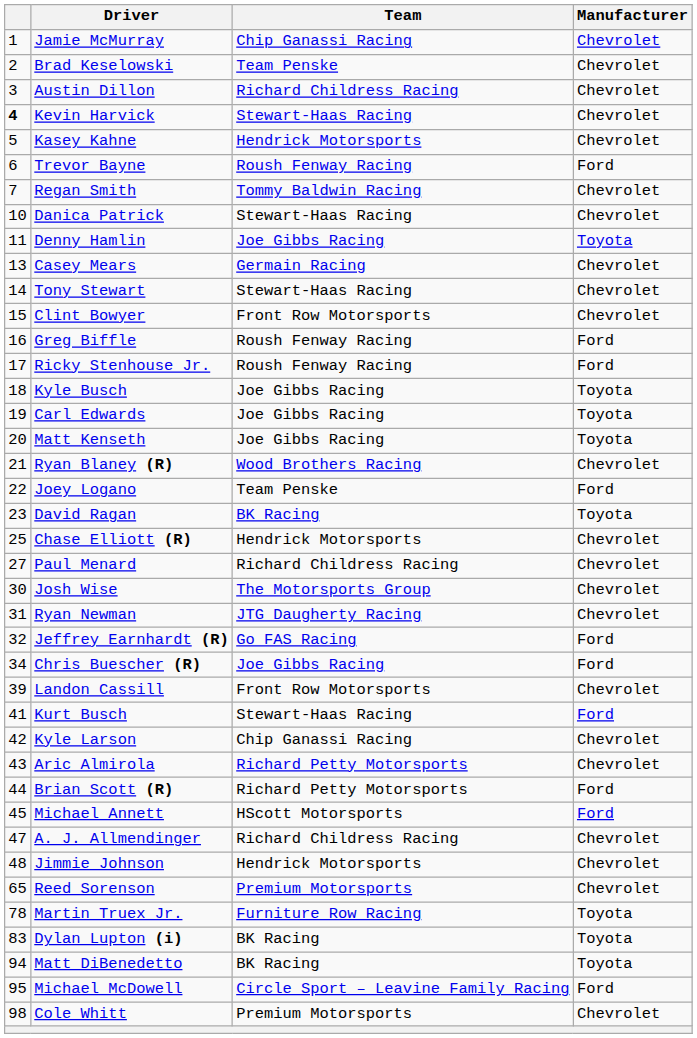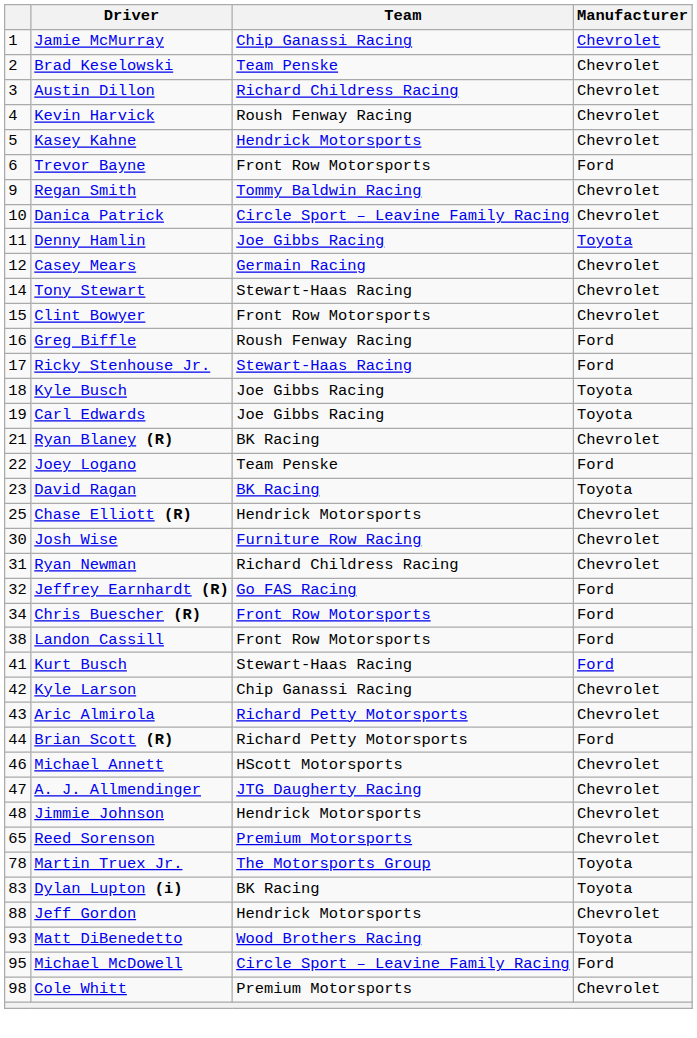(13, 117) bold -> (13, 117) normal
(324, 117) Stewart-Haas Racing -> (324, 117) Roush Fenway Racing
(324, 167) Roush Fenway Racing -> (333, 167) Front Row Motorsports
(13, 192) 7 -> (13, 192) 9
(324, 217) Stewart-Haas Racing -> (403, 217) Circle Sport – Leavine Family Racing
(18, 267) 13 -> (18, 267) 12
(324, 366) Roush Fenway Racing -> (324, 366) Stewart-Haas Racing
- row: (90, 441)
(329, 466) Wood Brothers Racing -> (278, 441) BK Racing
- row: (85, 566)
(333, 591) The Motorsports Group -> (329, 541) Furniture Row Racing
(329, 616) JTG Daugherty Racing -> (347, 566) Richard Childress Racing
(310, 665) Joe Gibbs Racing -> (333, 616) Front Row Motorsports
(18, 690) 39 -> (18, 640) 38
(619, 690) Chevrolet -> (595, 640) Ford
(18, 815) 45 -> (18, 765) 46
(595, 815) Ford -> (619, 765) Chevrolet
(347, 840) Richard Childress Racing -> (329, 790) JTG Daugherty Racing
(329, 915) Furniture Row Racing -> (333, 865) The Motorsports Group
+ row: (85, 915)
(18, 964) 94 -> (18, 940) 93
(278, 964) BK Racing -> (329, 940) Wood Brothers Racing
